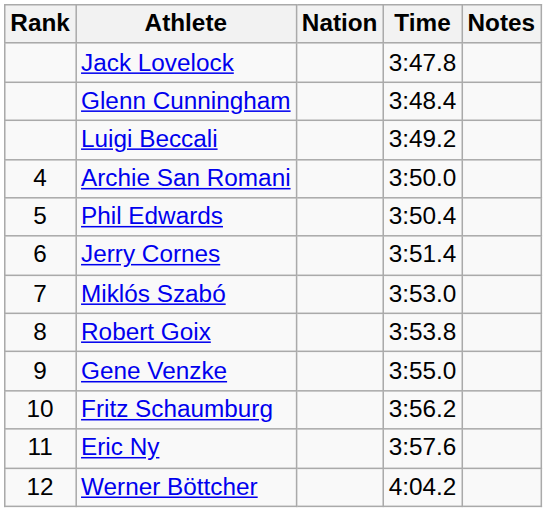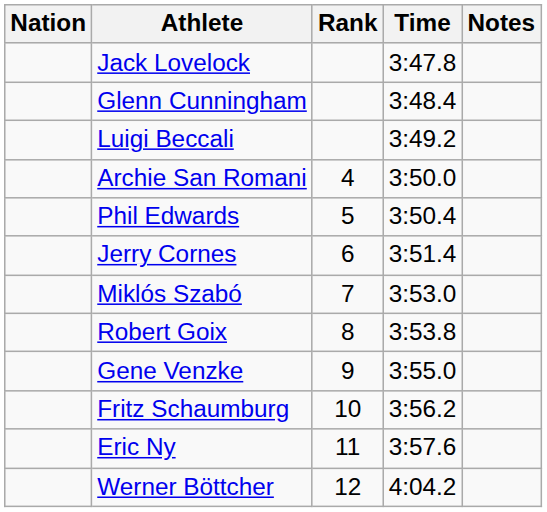columns swapped: (40, 23) <-> (340, 23)
